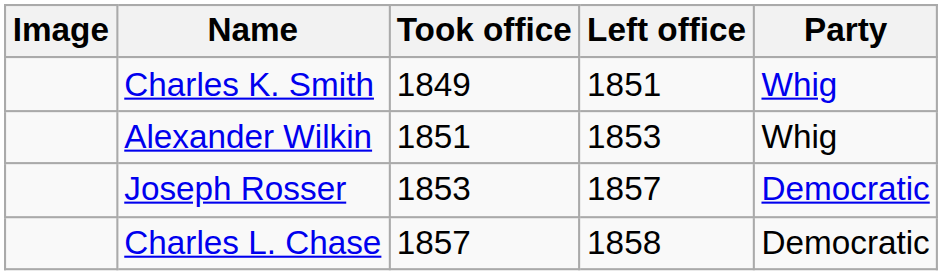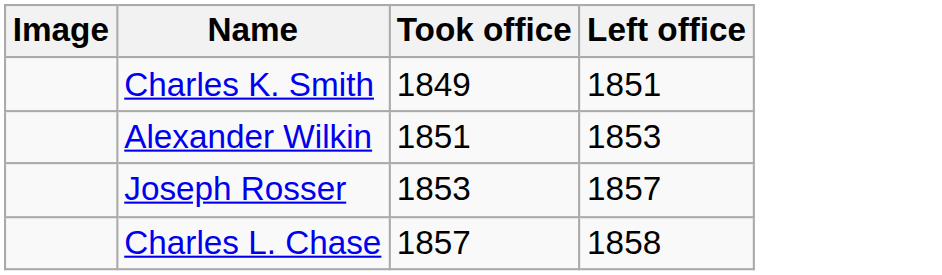- column: (846, 30)
